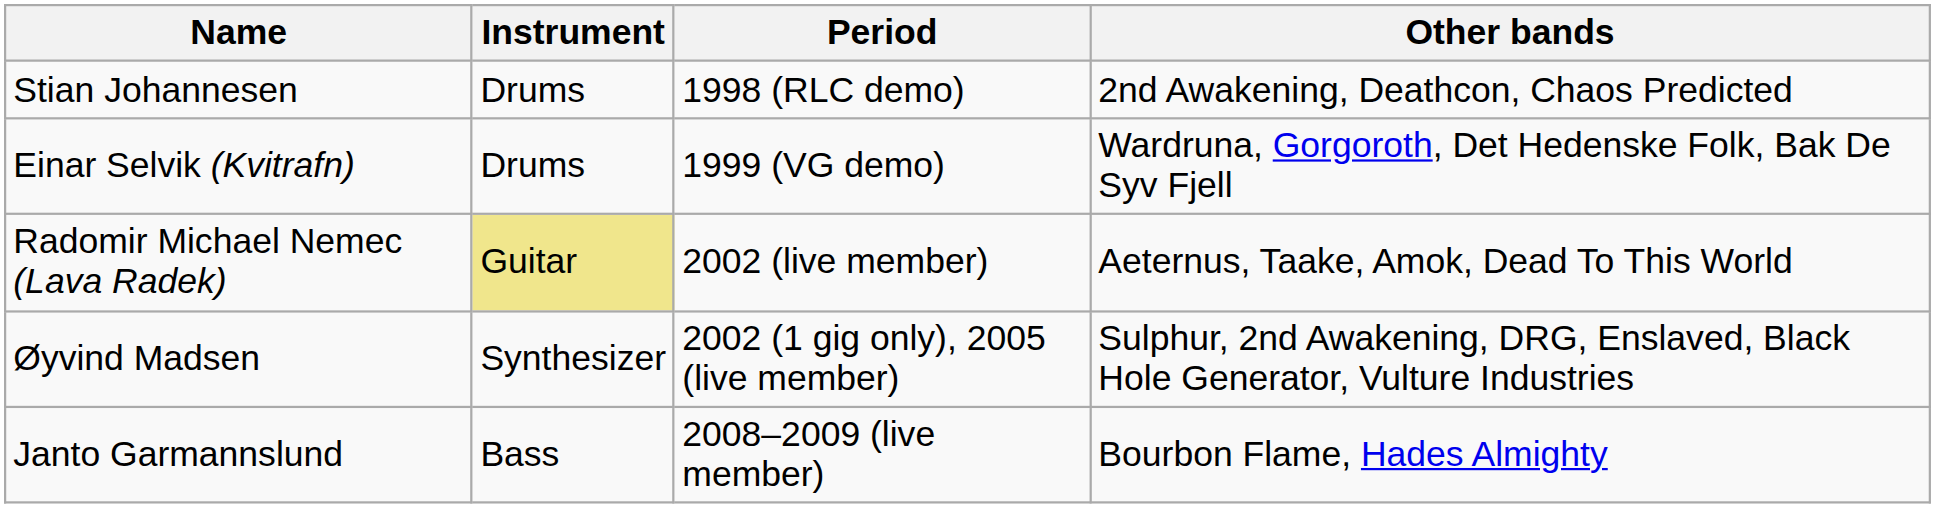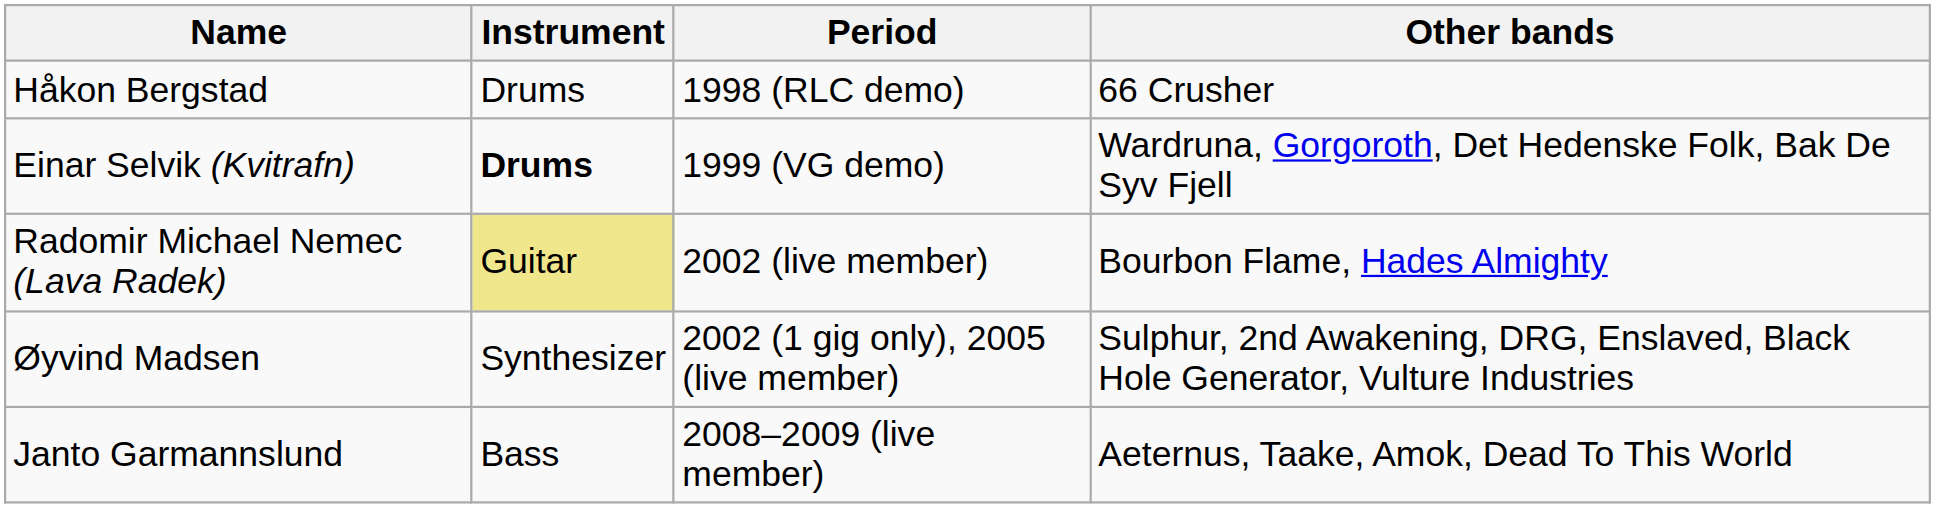- row: (155, 88)
+ row: (141, 88)
(533, 165) normal -> (537, 165) bold
(1446, 261) Aeternus, Taake, Amok, Dead To This World -> (1353, 261) Bourbon Flame, Hades Almighty
(1353, 454) Bourbon Flame, Hades Almighty -> (1446, 454) Aeternus, Taake, Amok, Dead To This World
